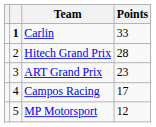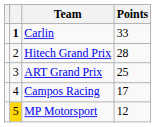(123, 72) 23 -> (123, 72) 25
(16, 111) no background -> (16, 111) gold background
